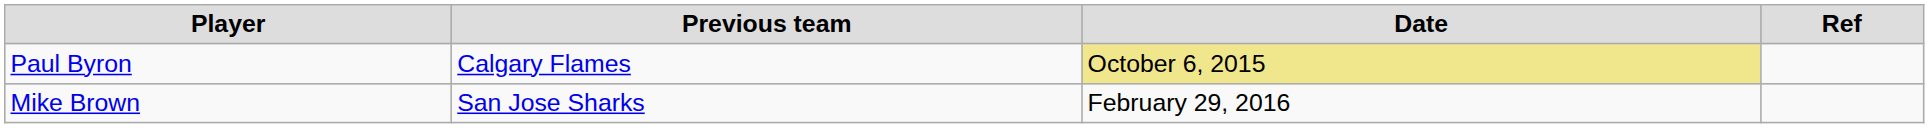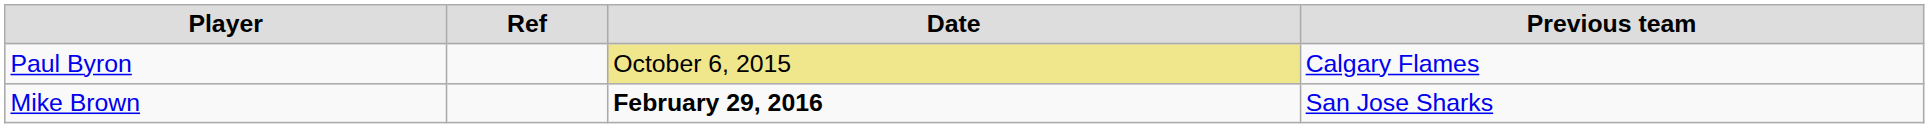columns swapped: (767, 24) <-> (1842, 24)
(1189, 102) normal -> (718, 102) bold
